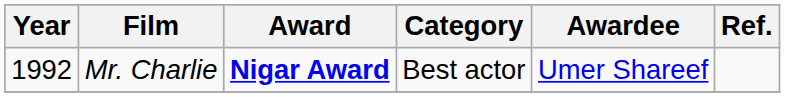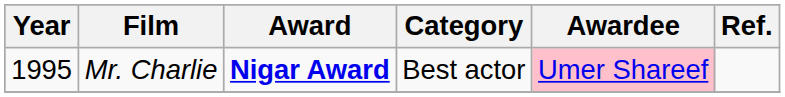(42, 69) 1992 -> (42, 69) 1995
(623, 69) no background -> (623, 69) pink background
